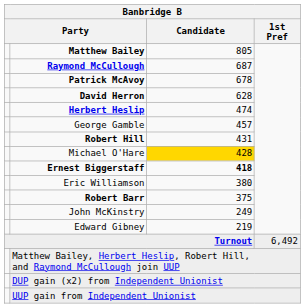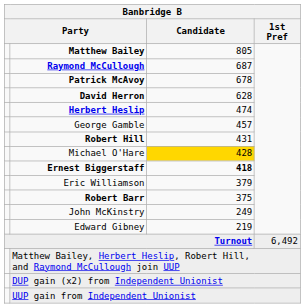(244, 183) 380 -> (244, 183) 379
